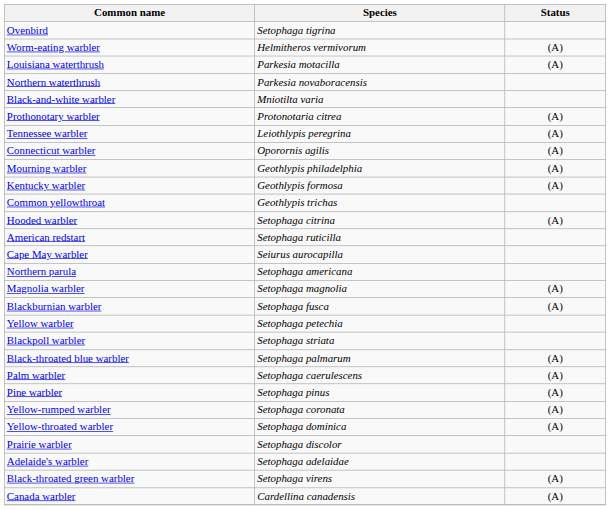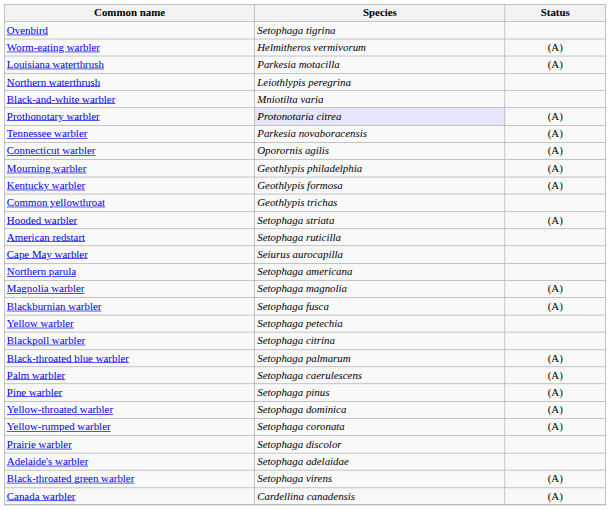(312, 82) Parkesia novaboracensis -> (304, 82) Leiothlypis peregrina
(299, 116) no background -> (299, 116) lavender background
(304, 133) Leiothlypis peregrina -> (312, 133) Parkesia novaboracensis
(296, 220) Setophaga citrina -> (296, 220) Setophaga striata
(296, 340) Setophaga striata -> (296, 340) Setophaga citrina
rows swapped: (59, 409) <-> (60, 427)
